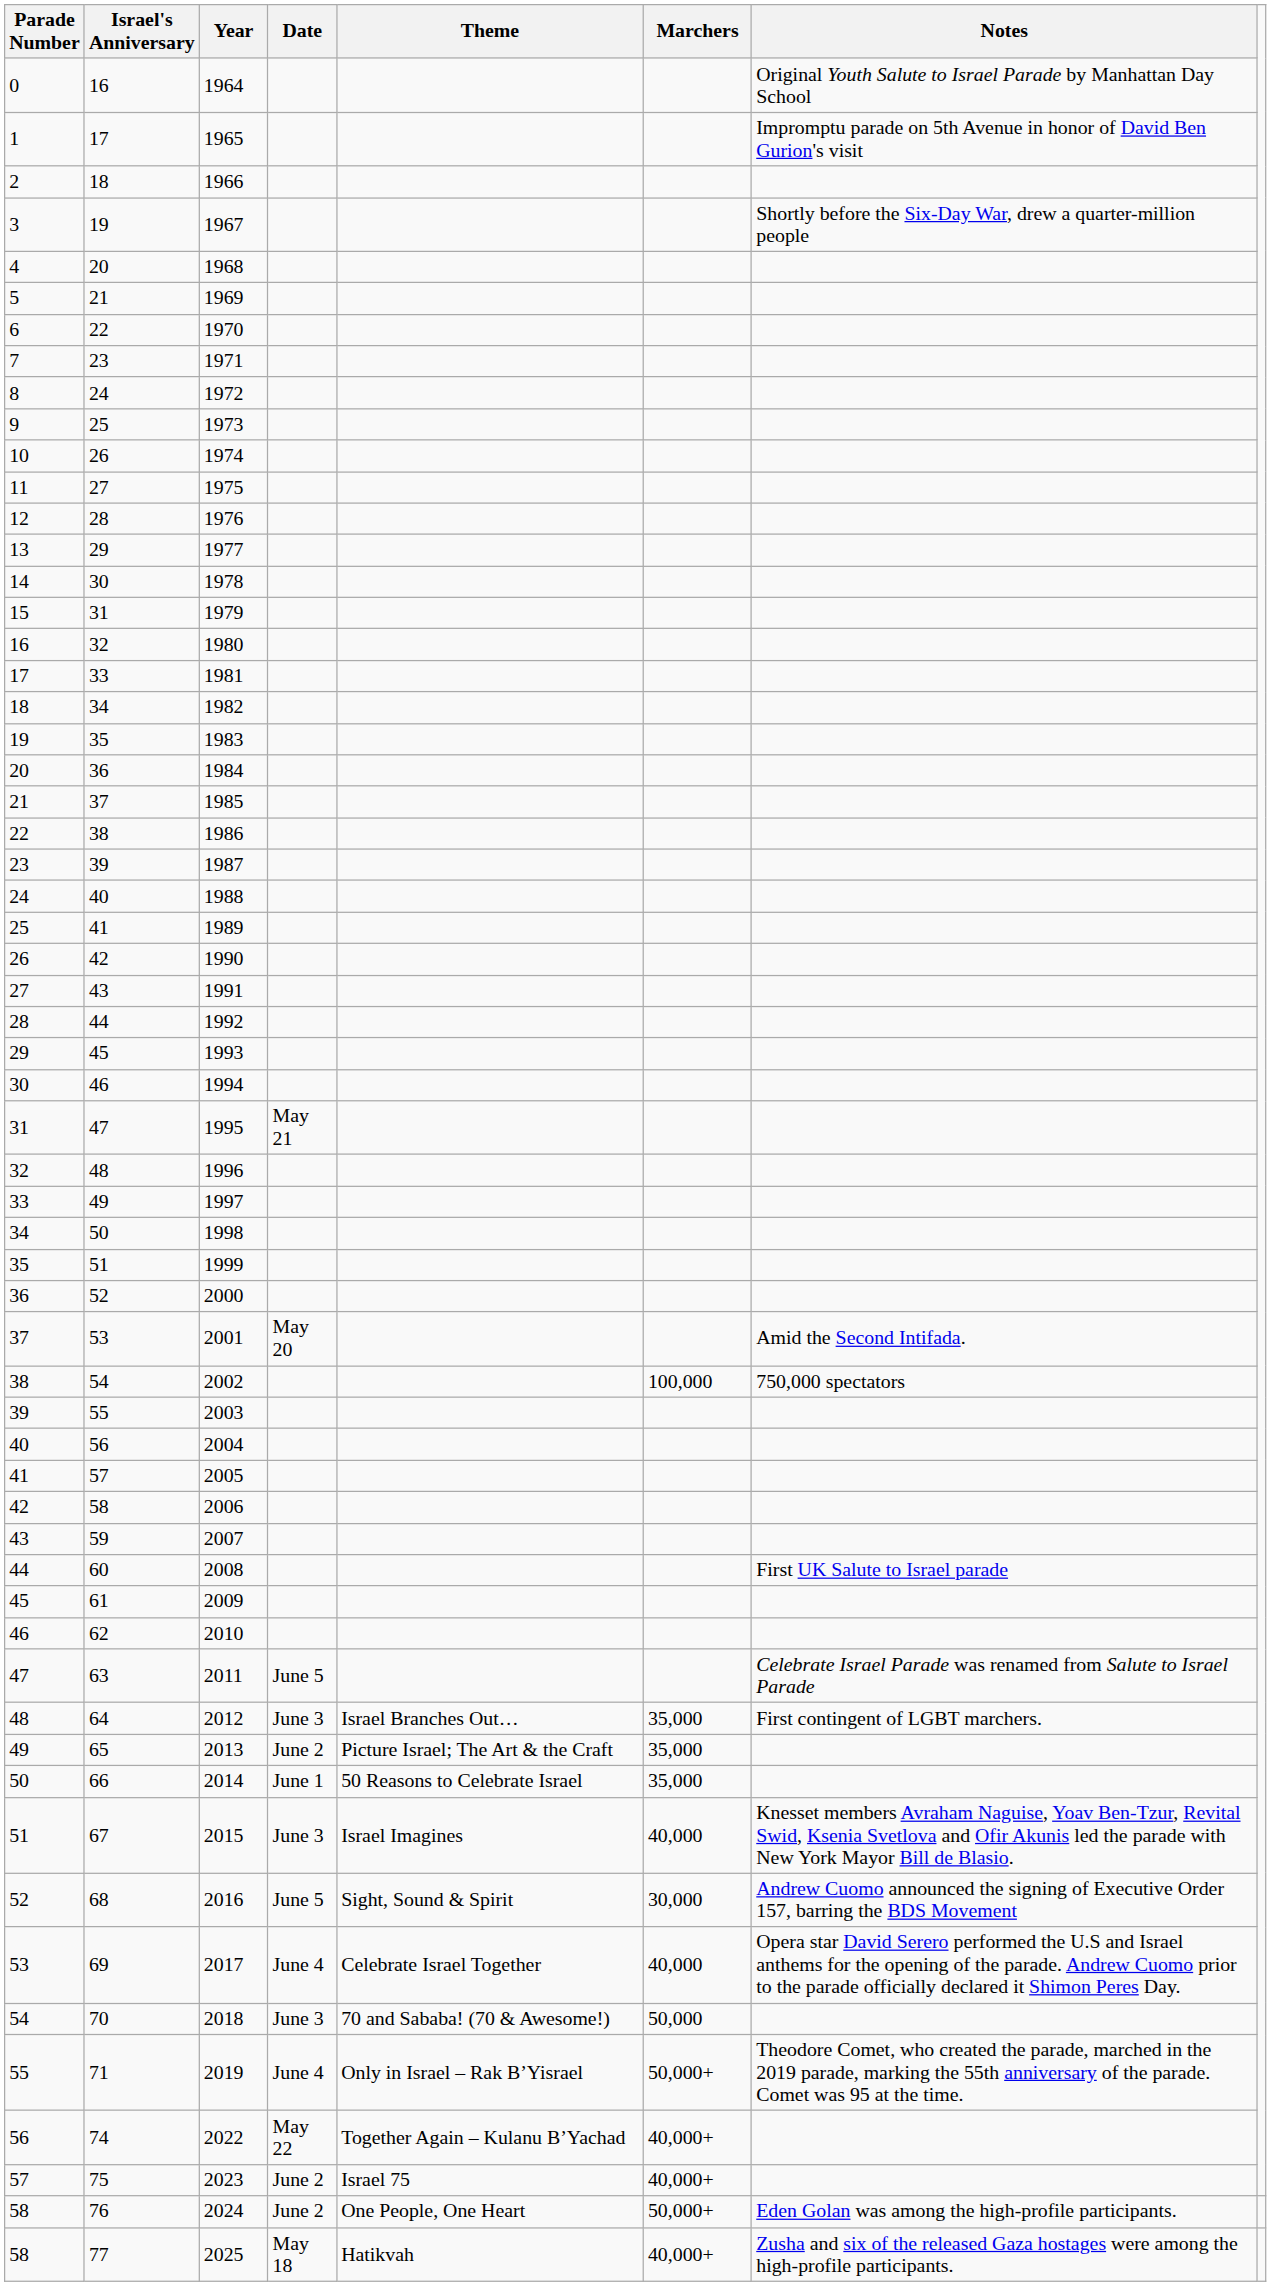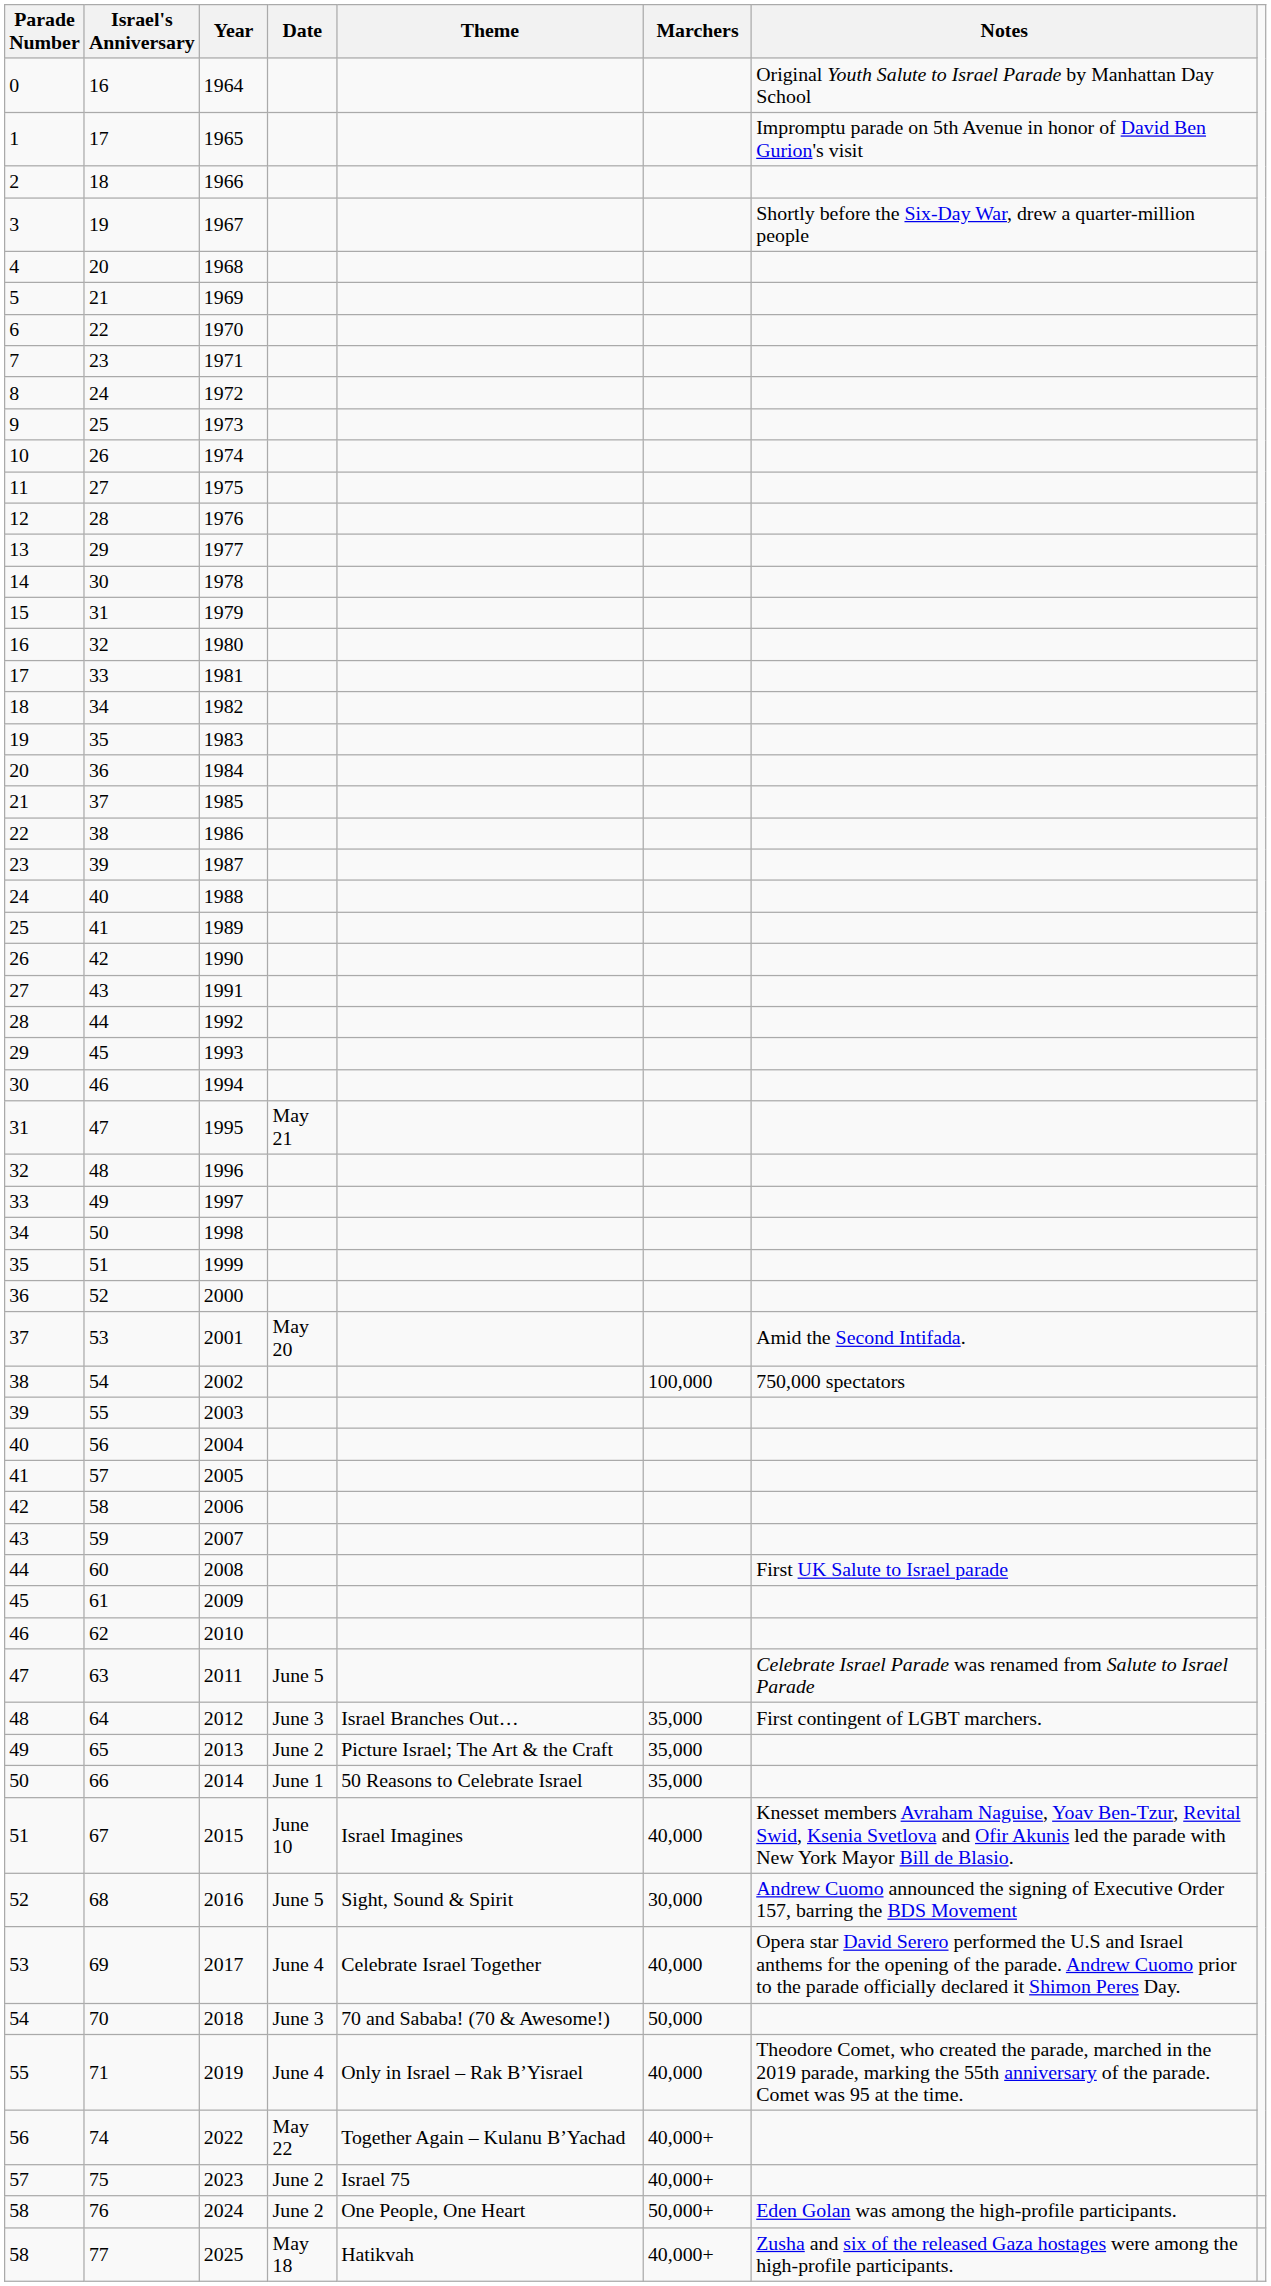(298, 1834) June 3 -> (291, 1834) June 10
(681, 2072) 50,000+ -> (675, 2072) 40,000
